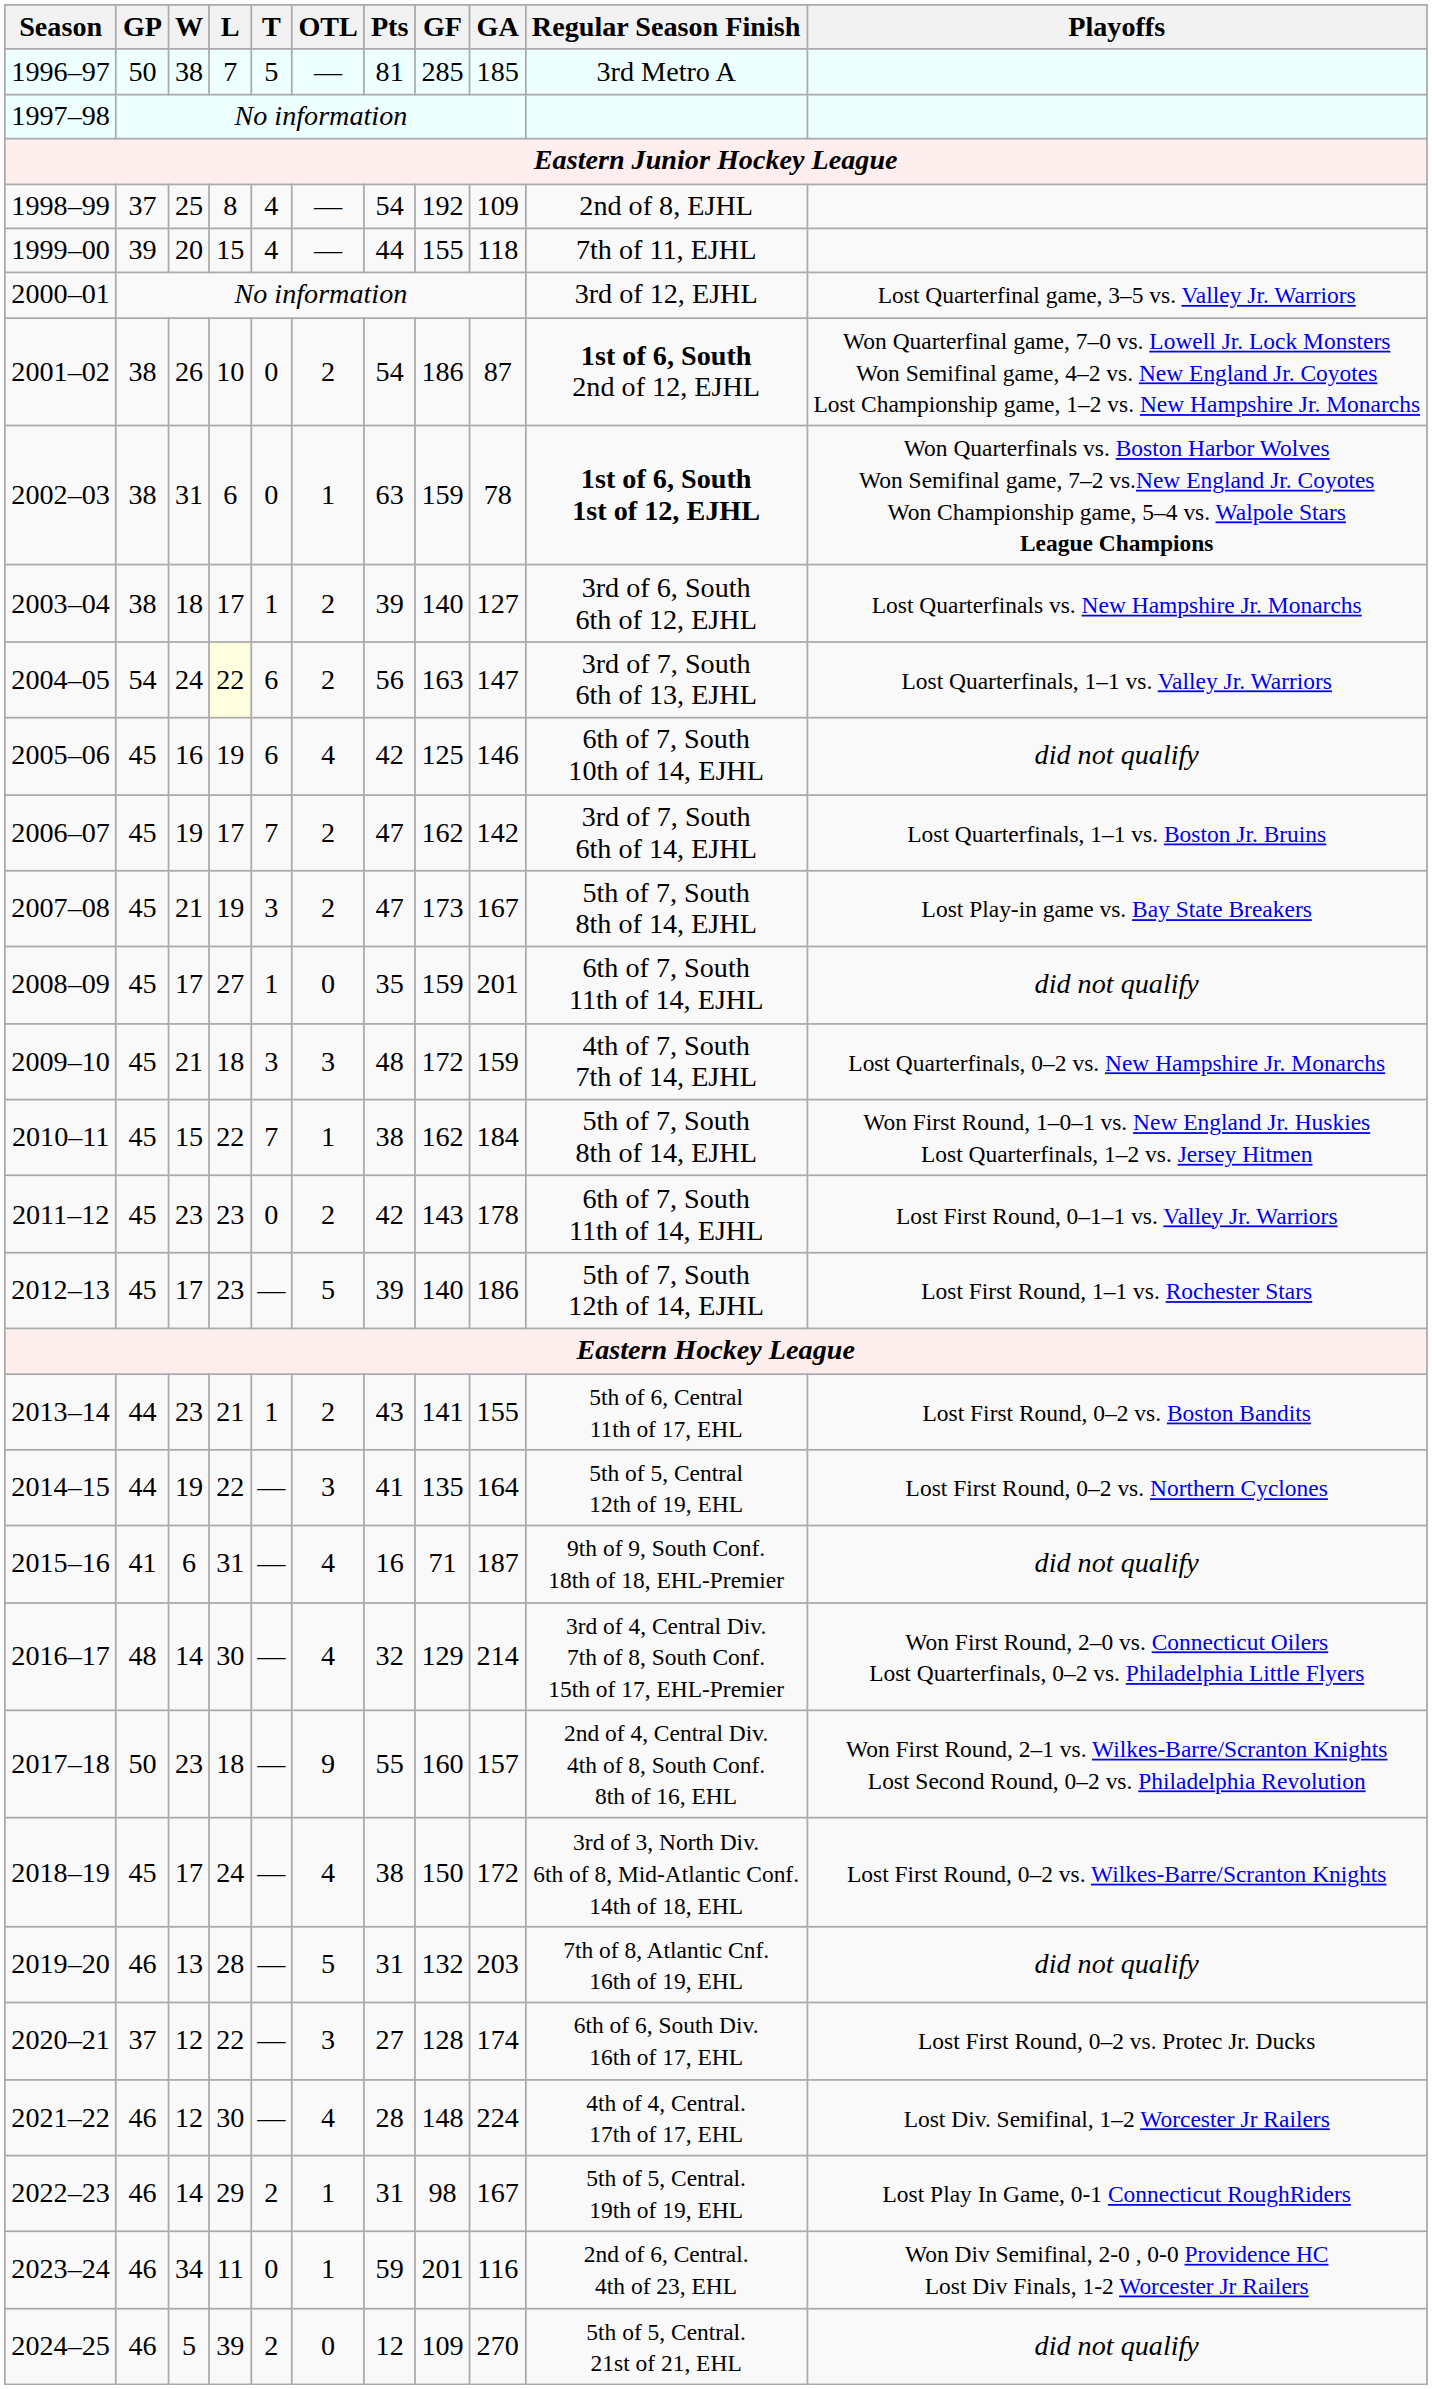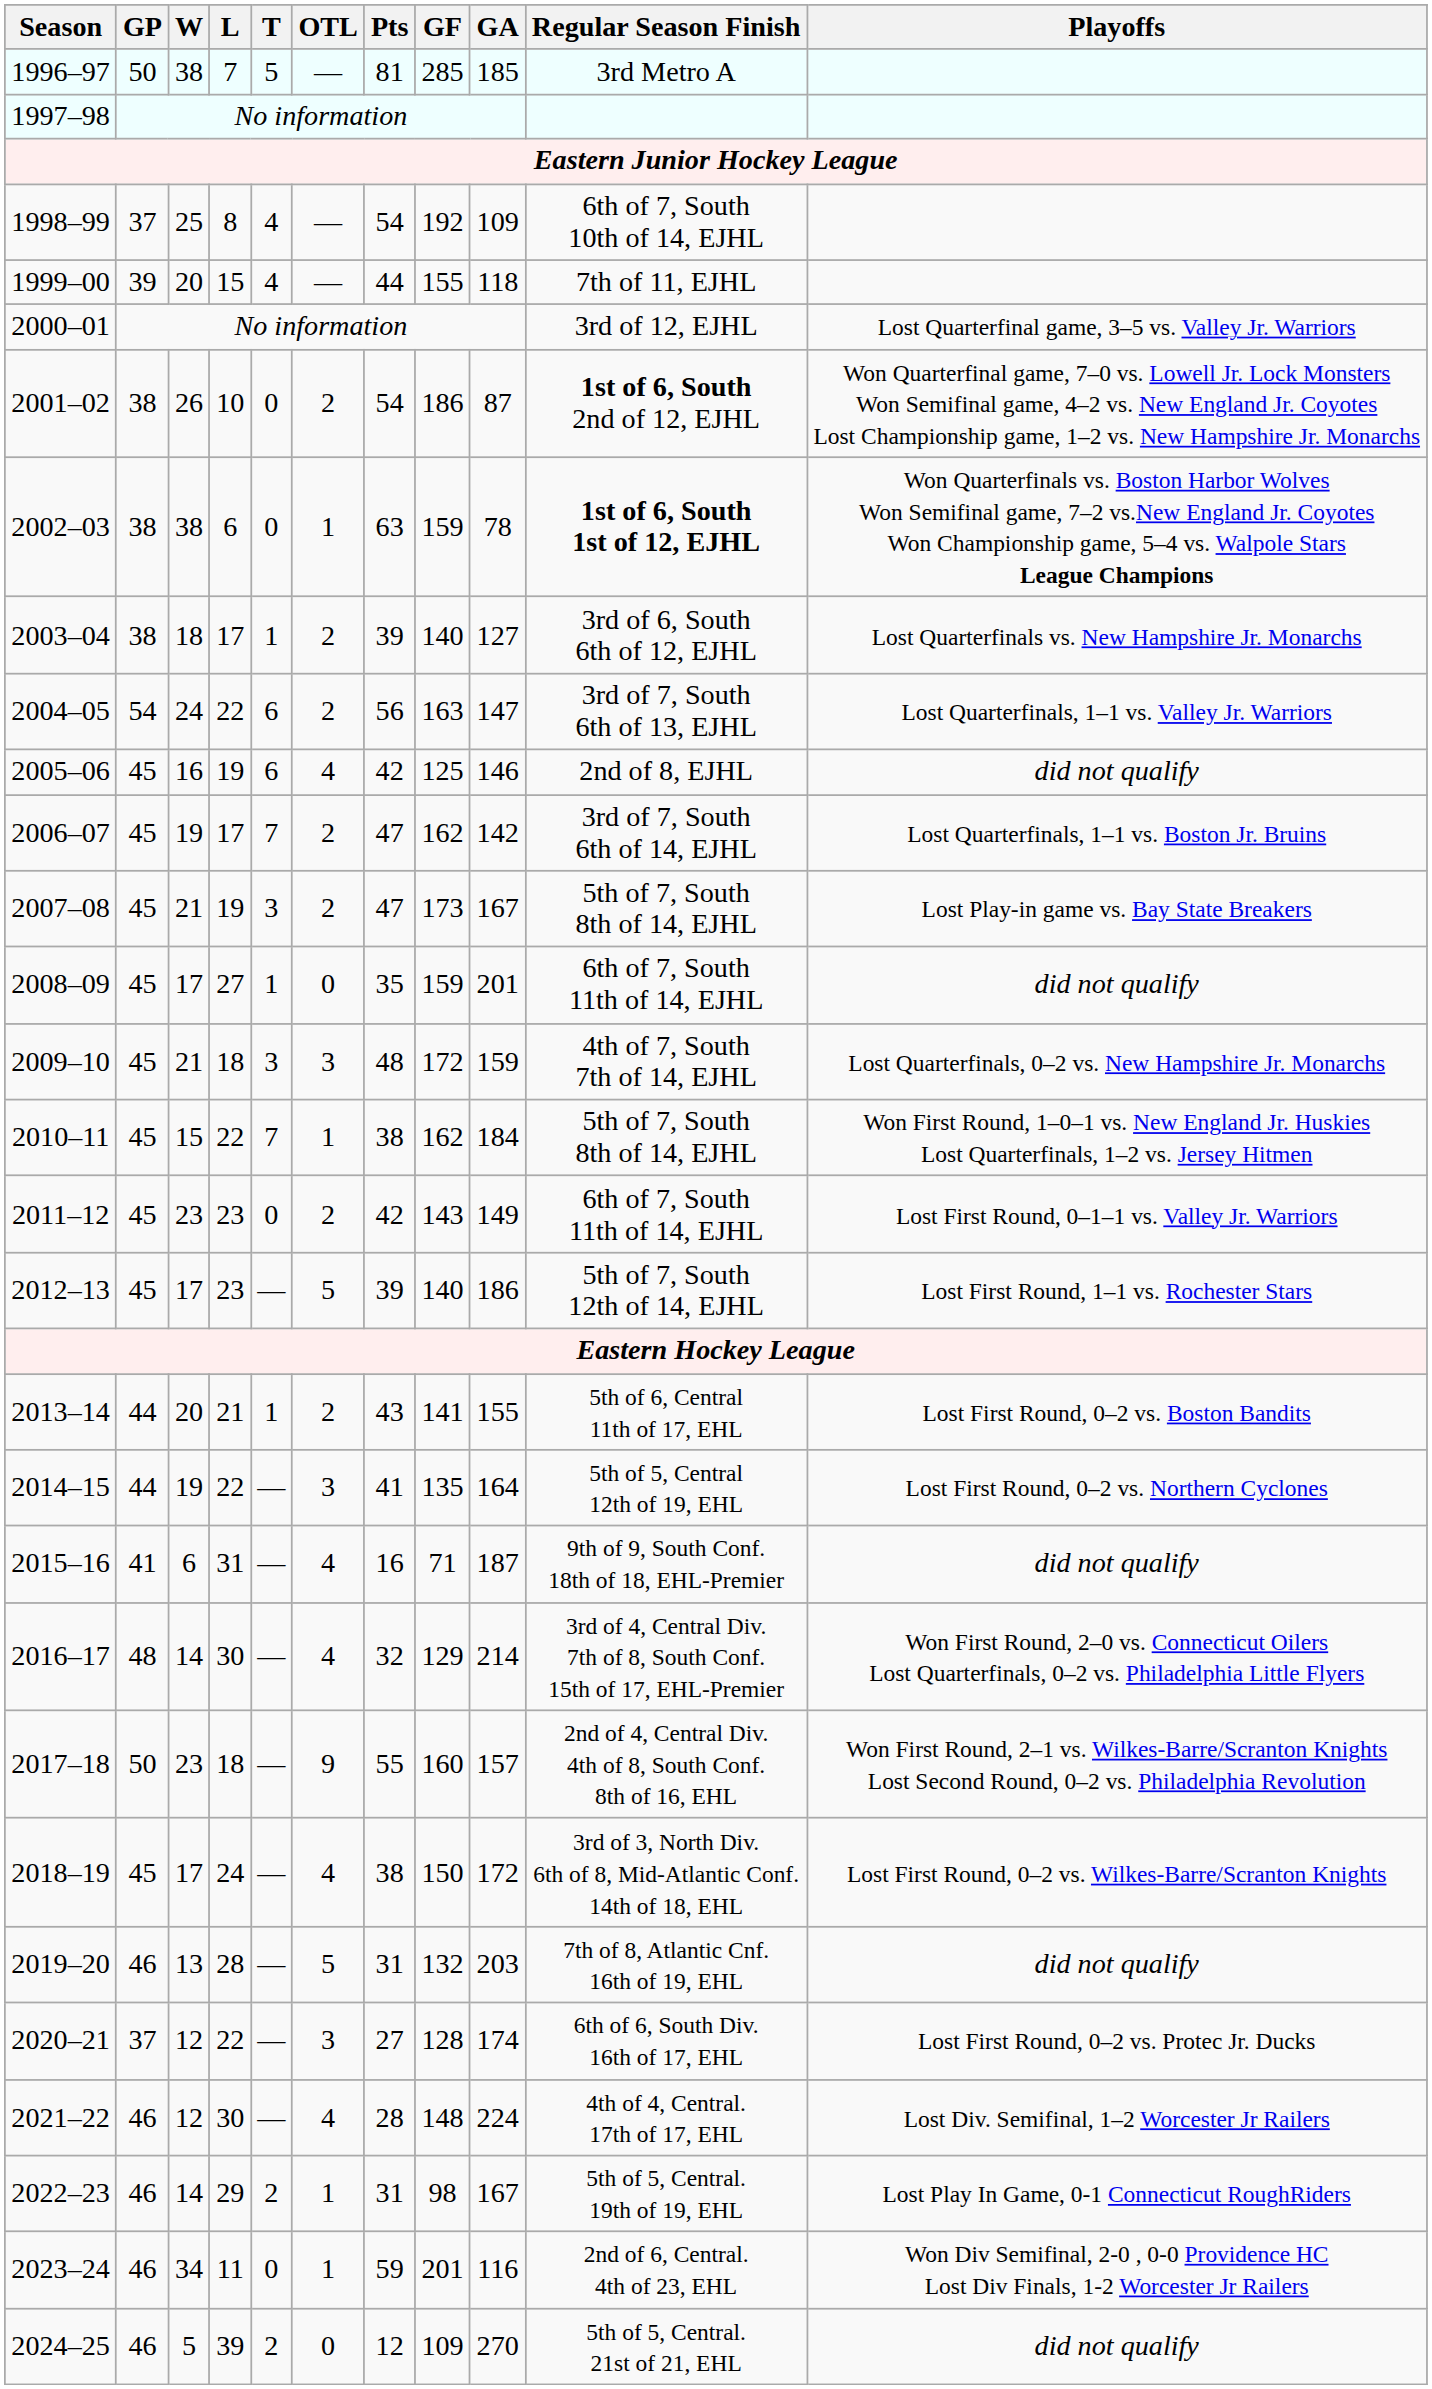(666, 205) 2nd of 8, EJHL -> (666, 221) 6th of 7, South 10th of 14, EJHL
(189, 494) 31 -> (189, 526) 38
(230, 679) lightyellow background -> (230, 711) no background
(666, 755) 6th of 7, South 10th of 14, EJHL -> (666, 771) 2nd of 8, EJHL
(498, 1213) 178 -> (498, 1213) 149
(189, 1411) 23 -> (189, 1411) 20
